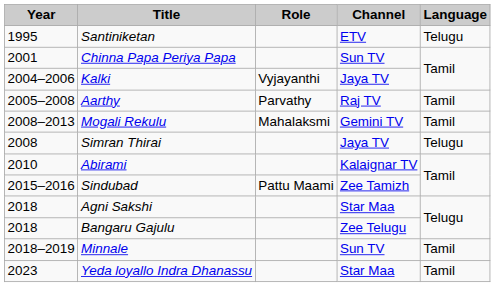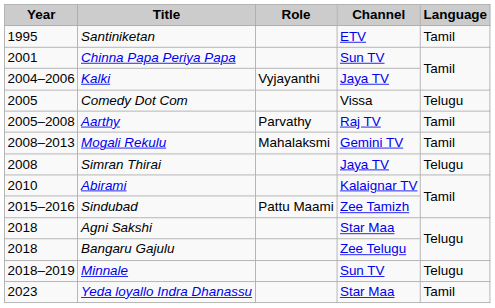(443, 36) Telugu -> (439, 36) Tamil
+ row: (134, 100)
(439, 249) Tamil -> (443, 270) Telugu
